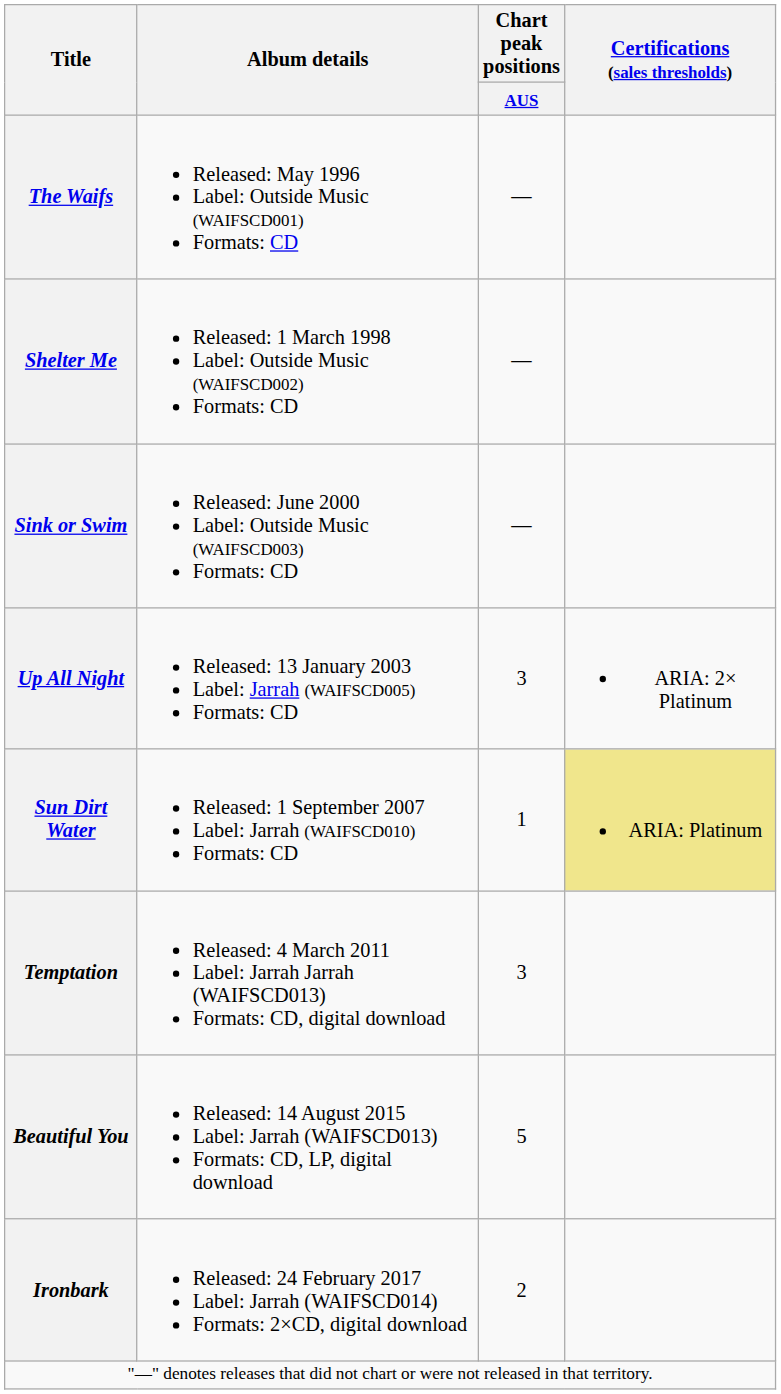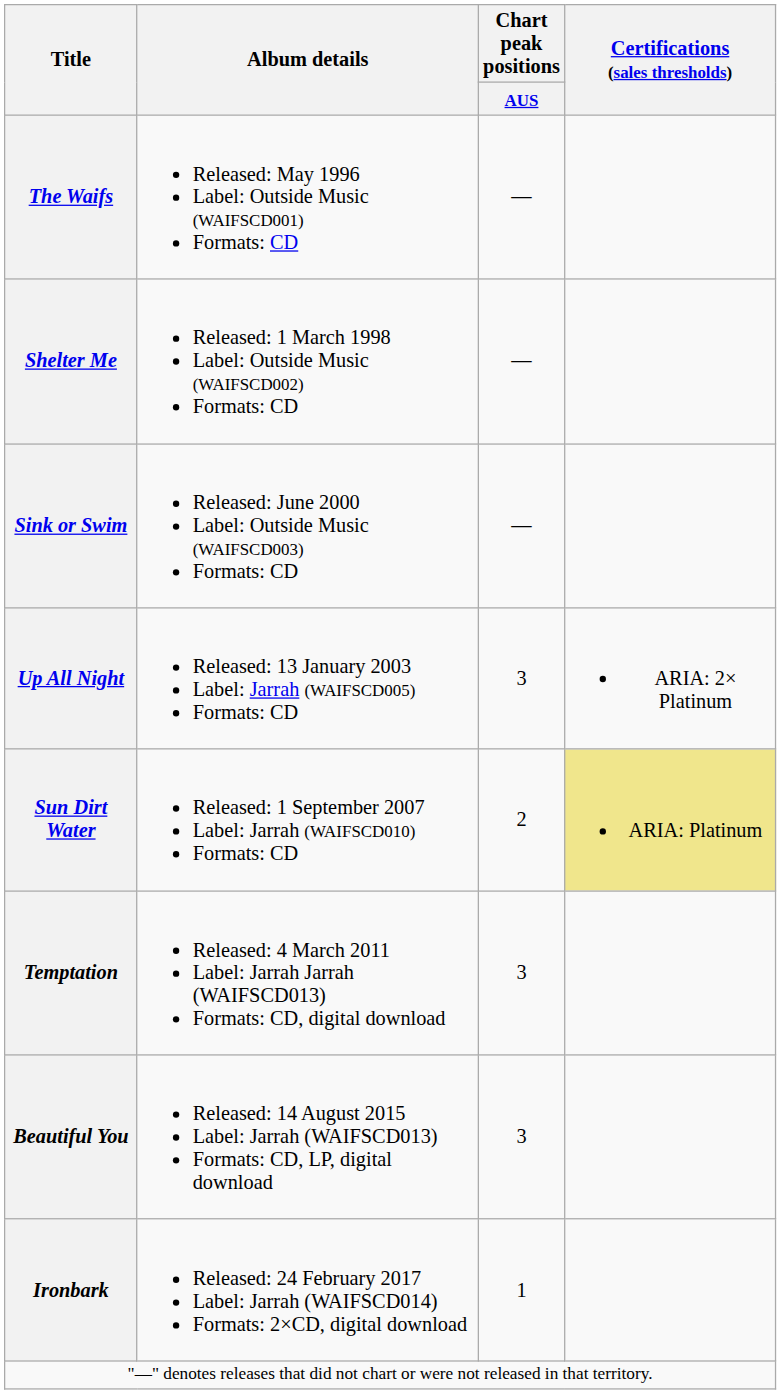(522, 819) 1 -> (522, 819) 2
(522, 1136) 5 -> (522, 1136) 3
(522, 1289) 2 -> (522, 1289) 1
